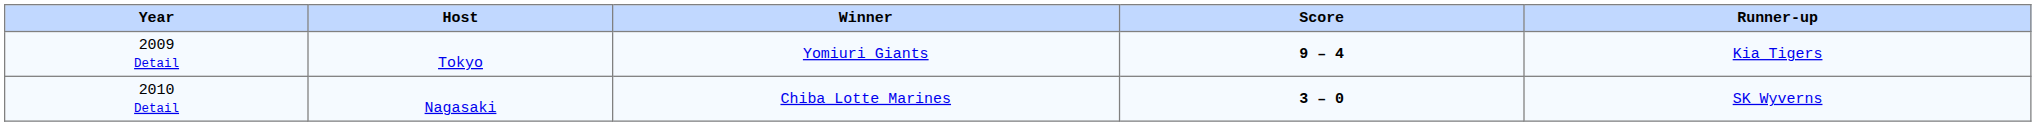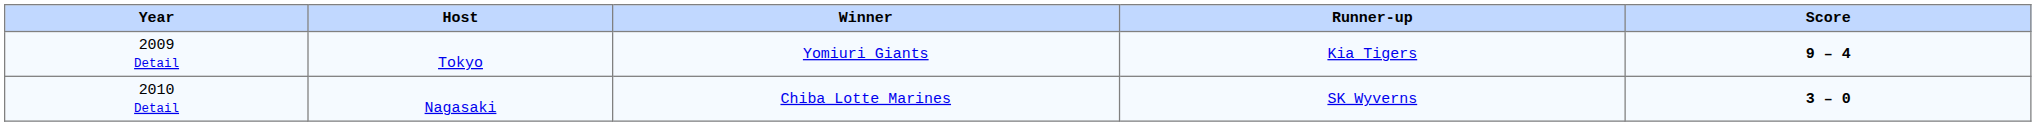columns swapped: (1322, 18) <-> (1778, 18)
